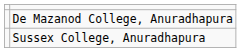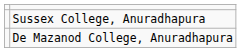rows swapped: (109, 38) <-> (123, 19)
